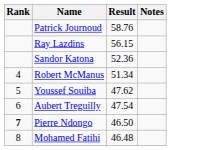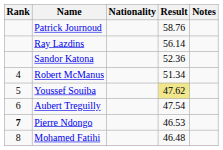+ column: (132, 12)
(122, 43) 56.15 -> (174, 43) 56.14
(122, 91) no background -> (174, 91) khaki background
(122, 122) 46.50 -> (174, 122) 46.53
